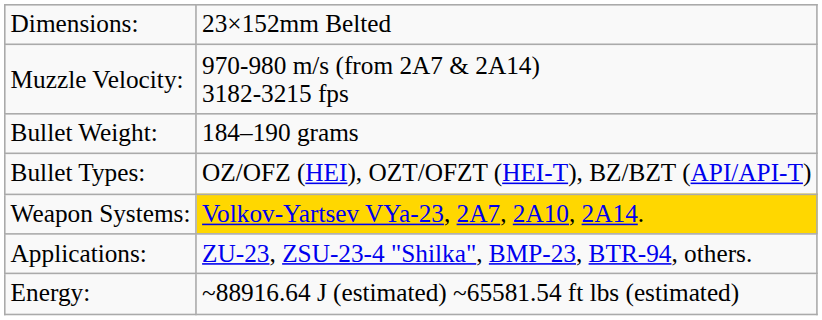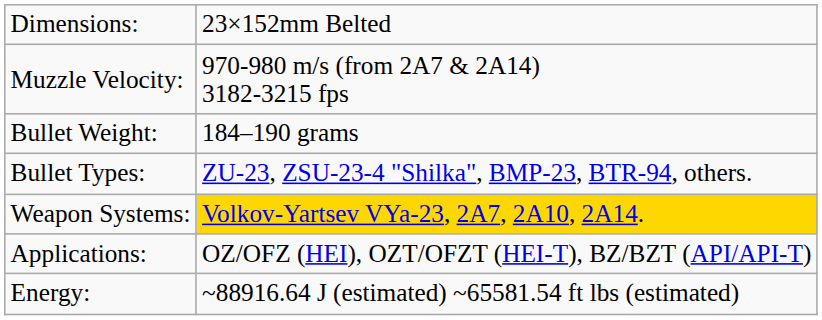(507, 173) OZ/OFZ (HEI), OZT/OFZT (HEI-T), BZ/BZT (API/API-T) -> (477, 173) ZU-23, ZSU-23-4 "Shilka", BMP-23, BTR-94, others.
(477, 253) ZU-23, ZSU-23-4 "Shilka", BMP-23, BTR-94, others. -> (507, 253) OZ/OFZ (HEI), OZT/OFZT (HEI-T), BZ/BZT (API/API-T)
